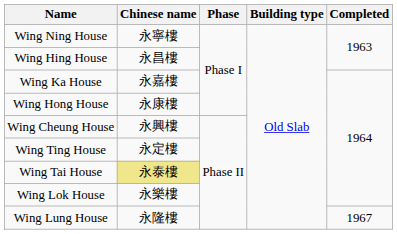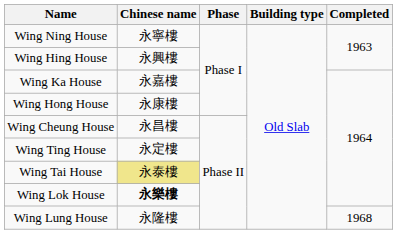(158, 58) 永昌樓 -> (158, 58) 永興樓
(158, 126) 永興樓 -> (158, 126) 永昌樓
(158, 194) normal -> (158, 194) bold
(359, 217) 1967 -> (359, 217) 1968
